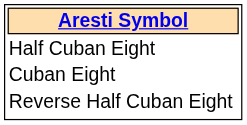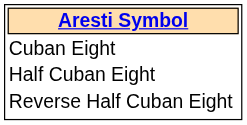rows swapped: (62, 75) <-> (82, 48)
